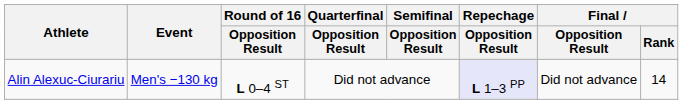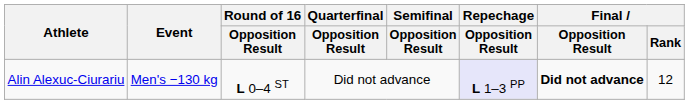(589, 80) normal -> (592, 80) bold
(659, 80) 14 -> (665, 80) 12
